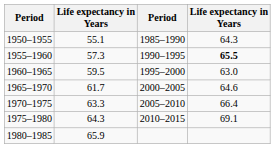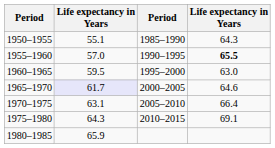(96, 55) 57.3 -> (96, 55) 57.0
(96, 87) no background -> (96, 87) lavender background
(96, 103) 63.3 -> (96, 103) 63.1
